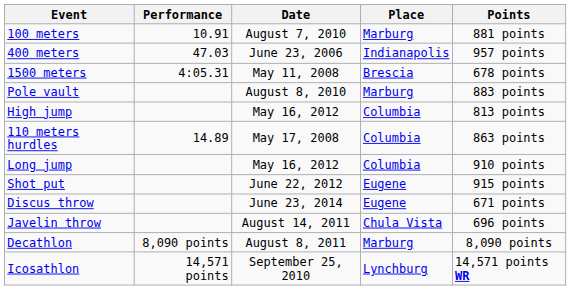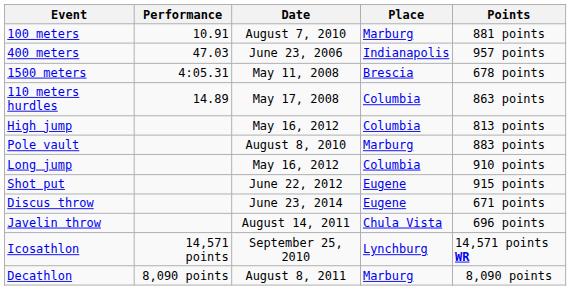rows swapped: (43, 138) <-> (43, 92)
rows swapped: (40, 242) <-> (43, 269)
